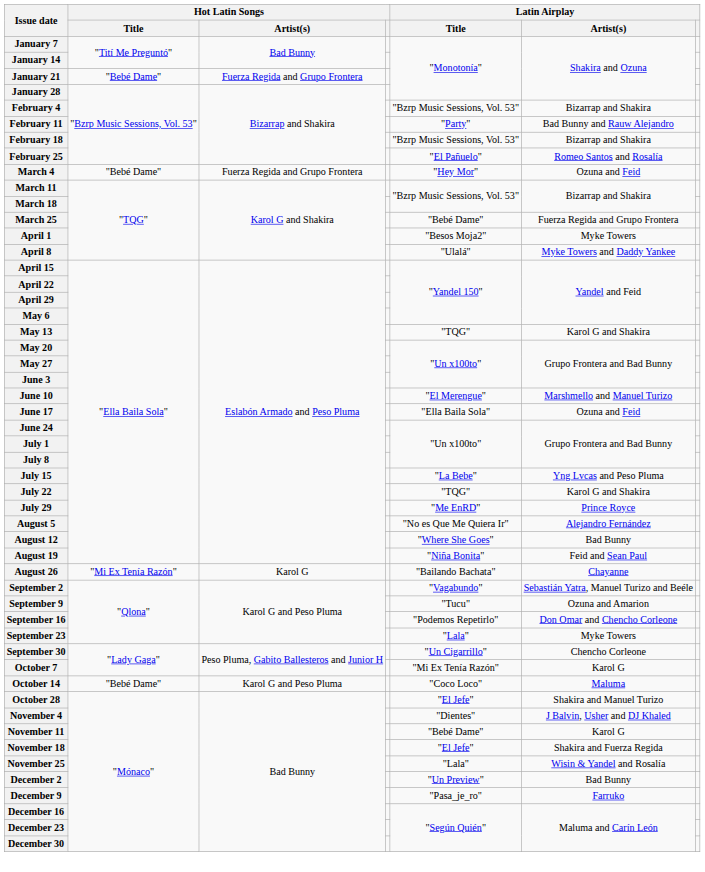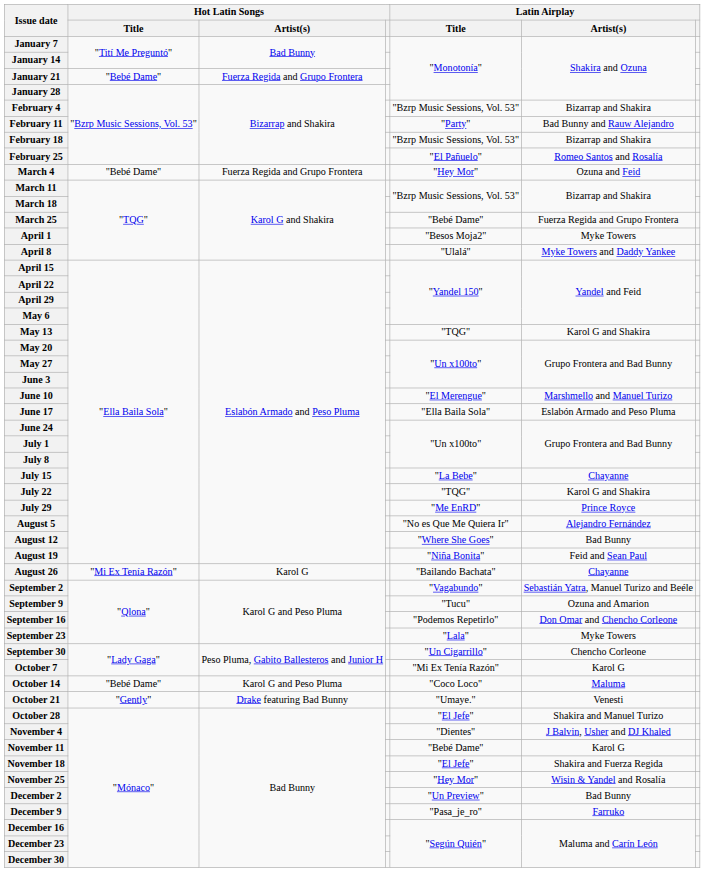(608, 412) Ozuna and Feid -> (608, 412) Eslabón Armado and Peso Pluma
(608, 476) Yng Lvcas and Peso Pluma -> (608, 476) Chayanne
+ row: (36, 699)
(456, 763) "Lala" -> (456, 779) "Hey Mor"
